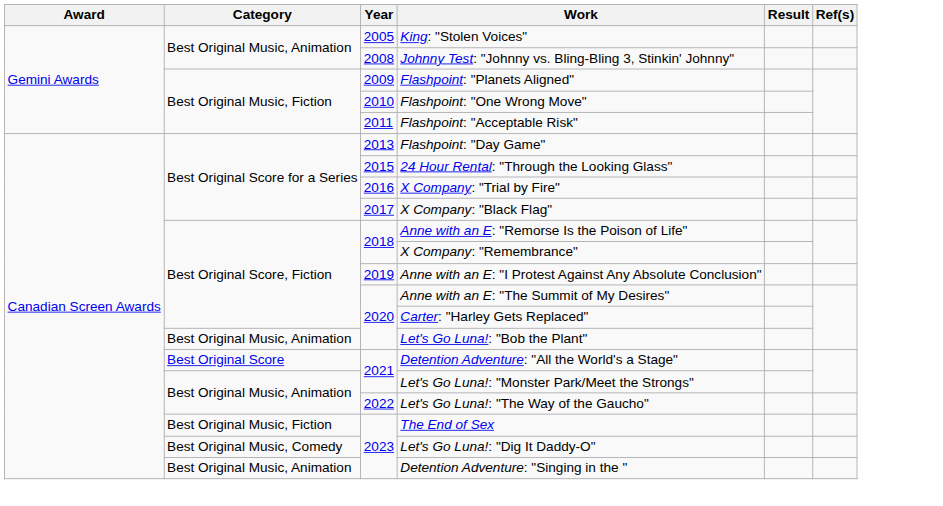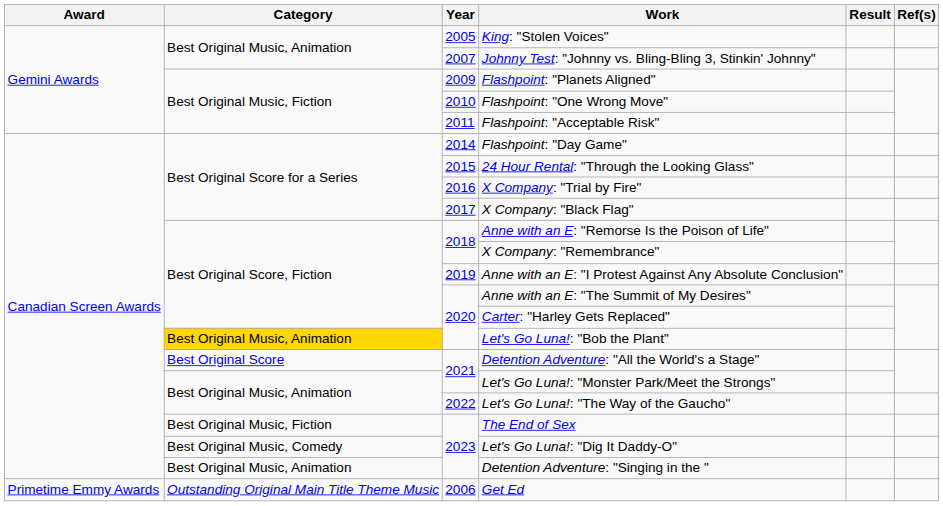(379, 58) 2008 -> (460, 58) 2007
(379, 144) 2013 -> (460, 144) 2014
(259, 338) no background -> (259, 338) gold background
+ row: (503, 489)
